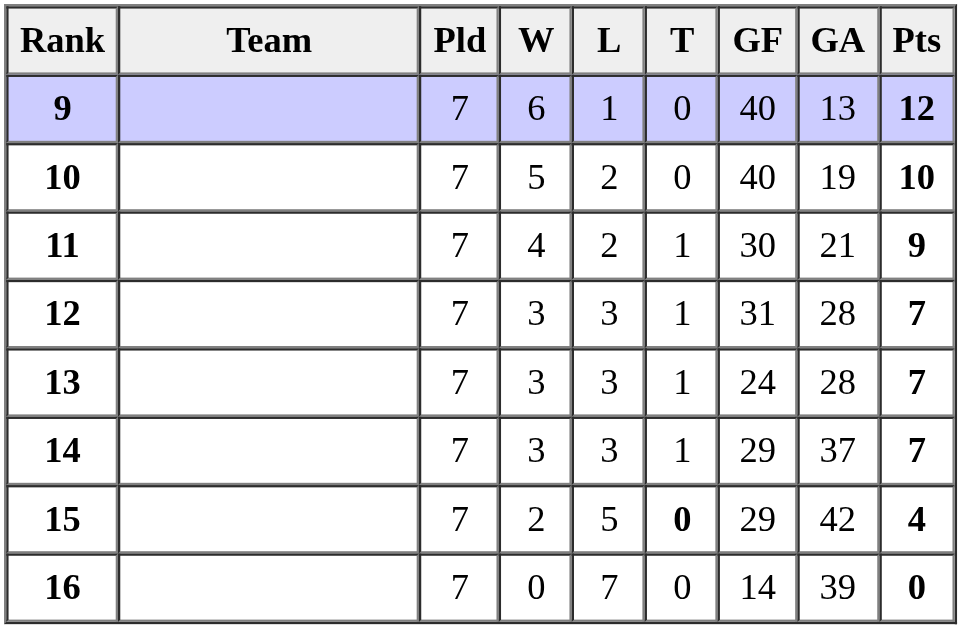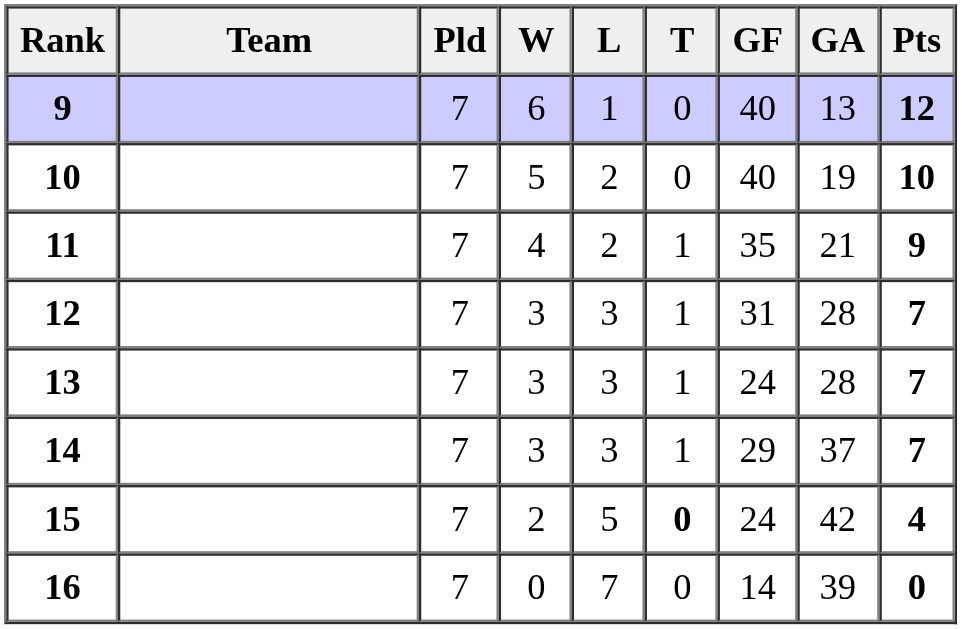(758, 245) 30 -> (758, 245) 35
(758, 518) 29 -> (758, 518) 24
